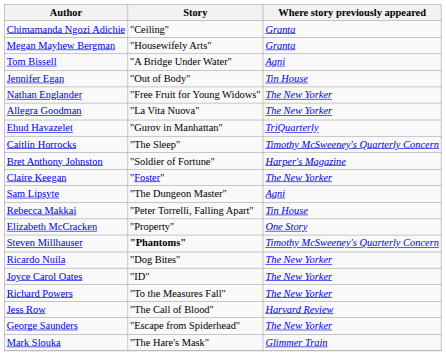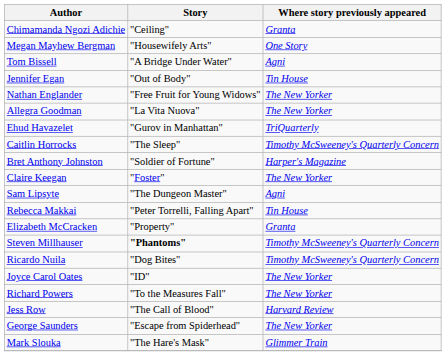(280, 45) Granta -> (286, 45) One Story
(286, 227) One Story -> (280, 227) Granta
(299, 260) The New Yorker -> (352, 260) Timothy McSweeney's Quarterly Concern
